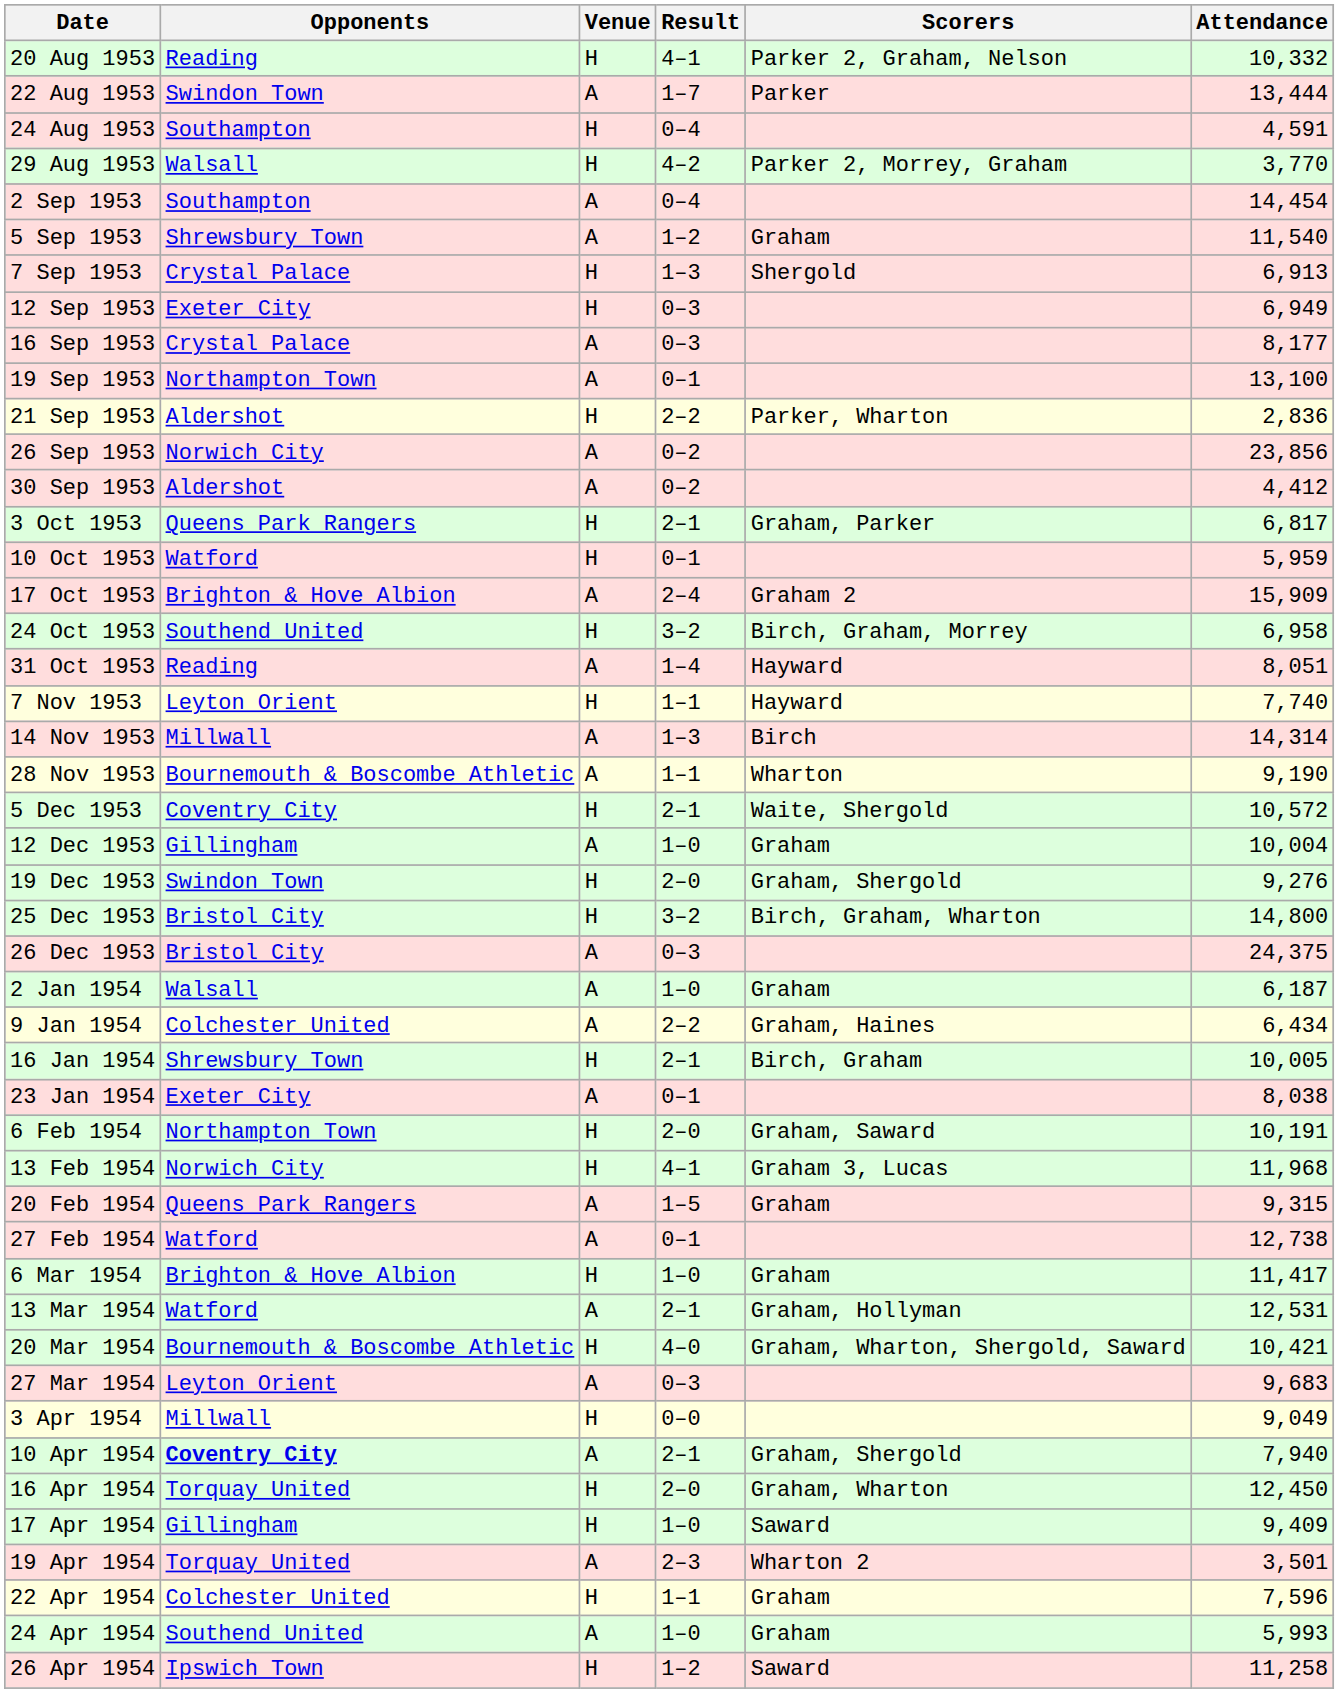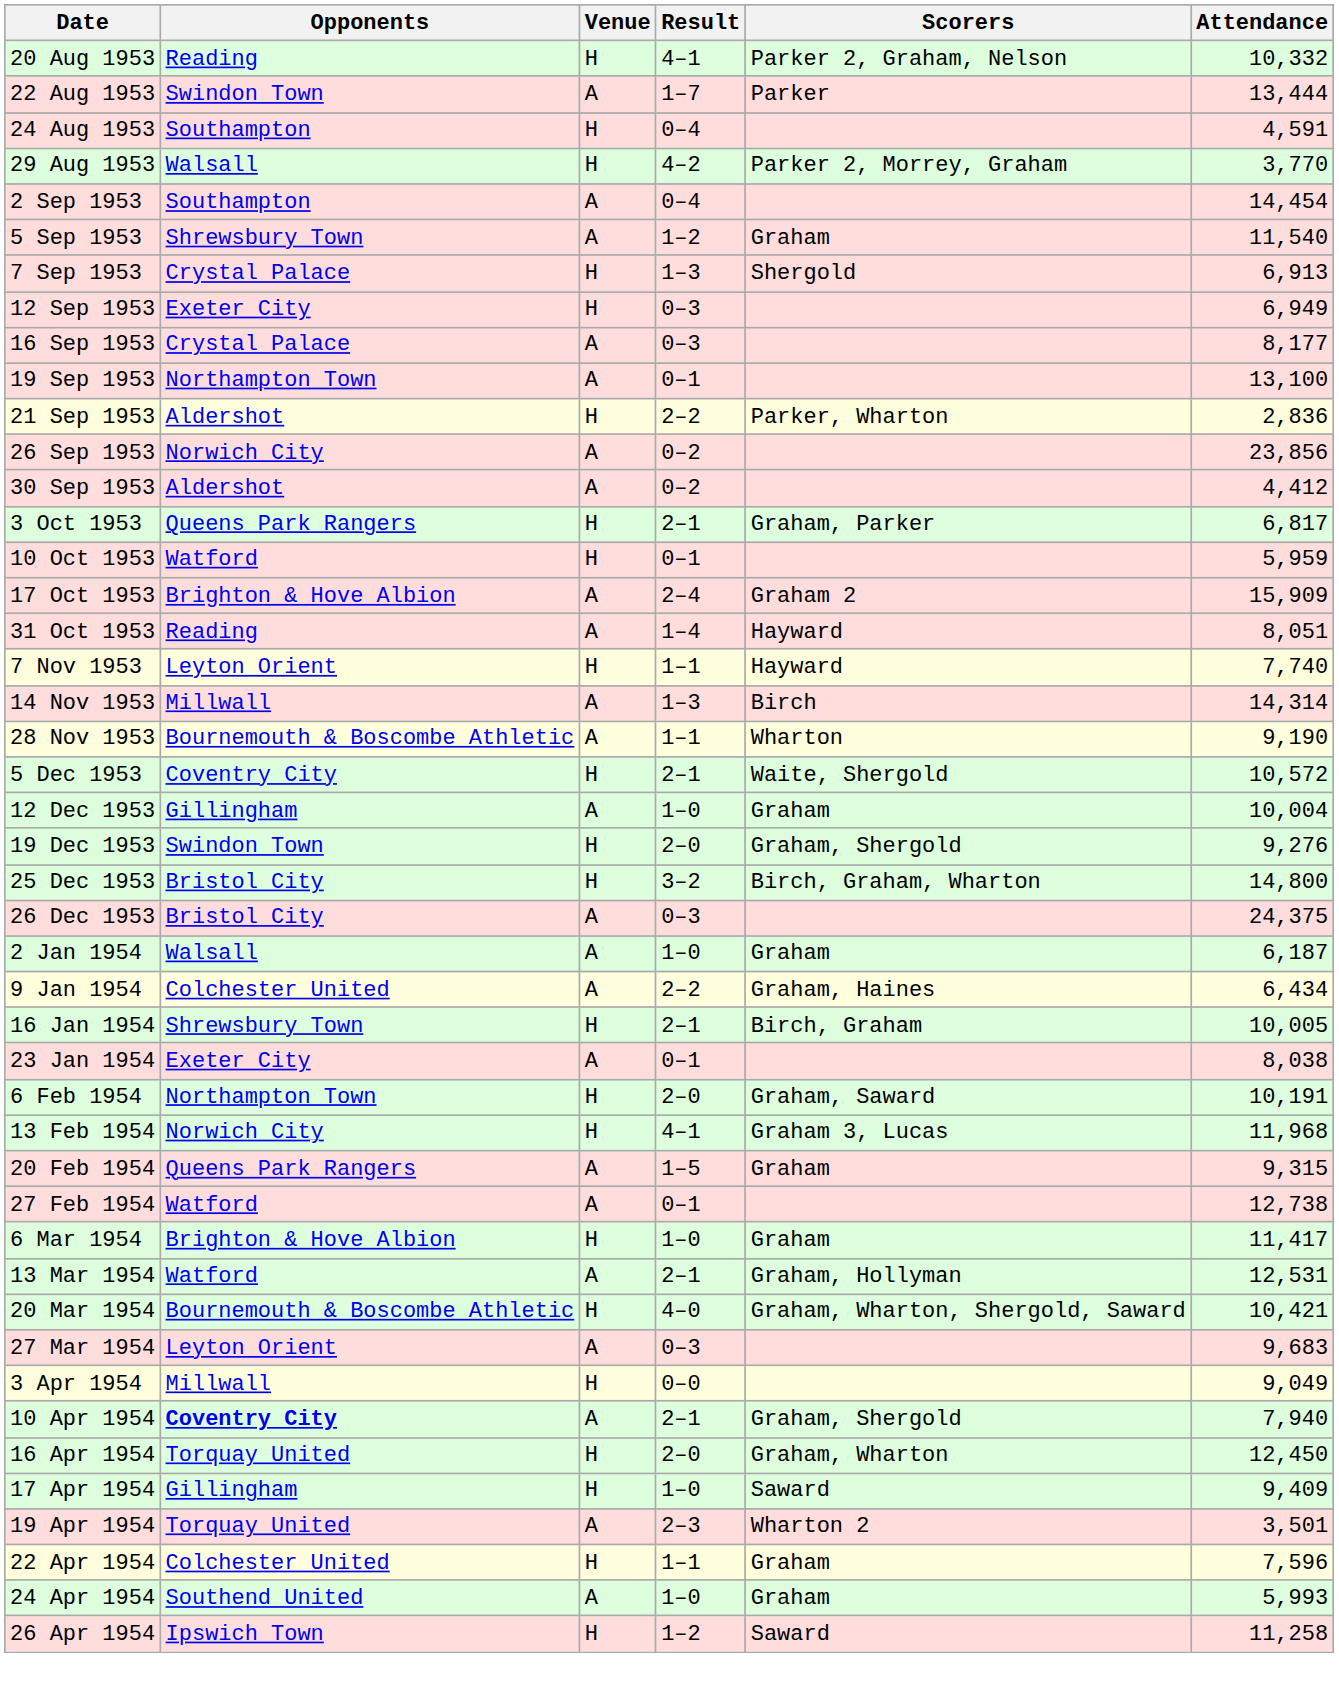- row: (83, 631)
